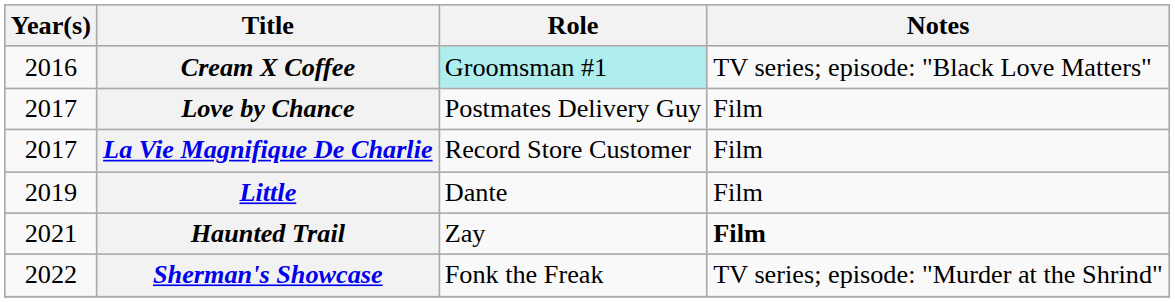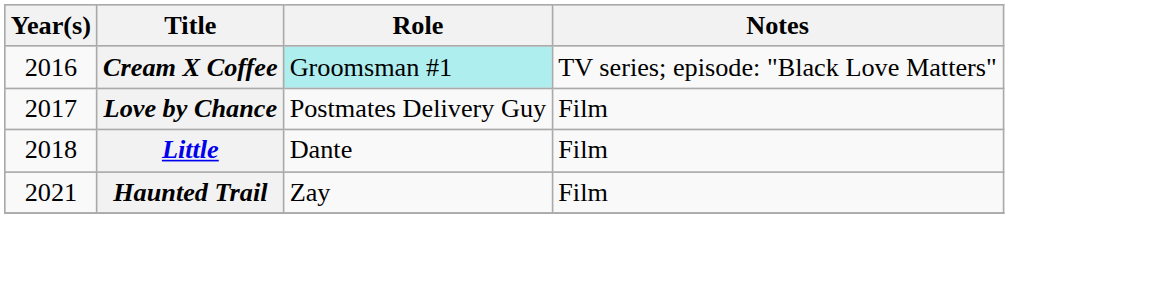- row: (268, 150)
(51, 191) 2019 -> (51, 150) 2018
(740, 233) bold -> (583, 191) normal
- row: (268, 274)
